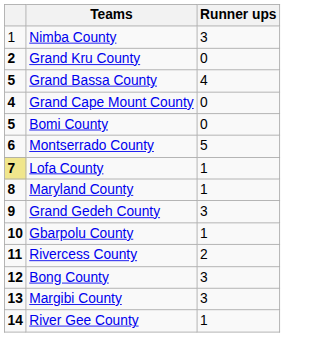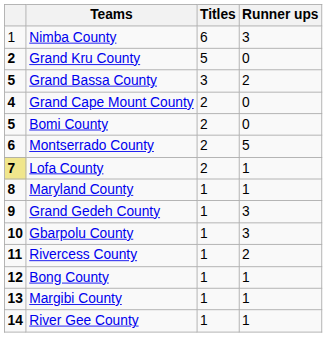+ column: (218, 15)
(204, 80) 4 -> (246, 80) 2
(204, 233) 1 -> (246, 233) 3
(204, 277) 3 -> (246, 277) 1
(204, 299) 3 -> (246, 299) 1
